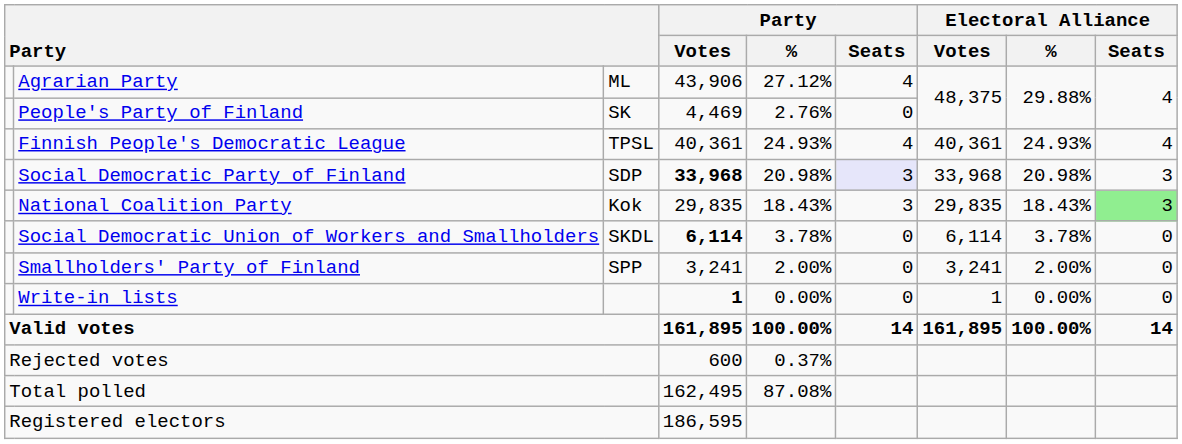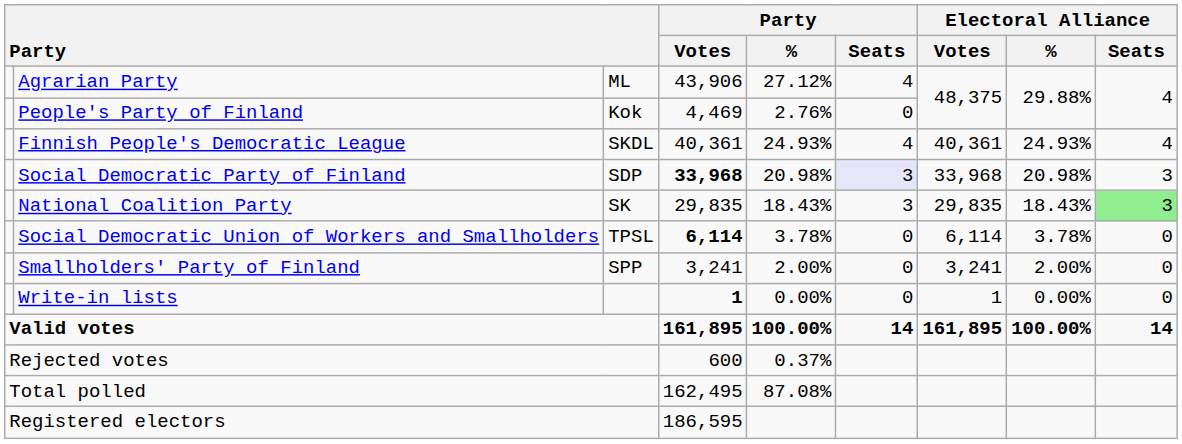(620, 113) SK -> (625, 113) Kok
(631, 144) TPSL -> (631, 144) SKDL
(625, 206) Kok -> (620, 206) SK
(631, 237) SKDL -> (631, 237) TPSL
